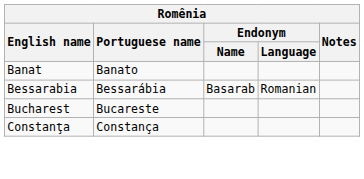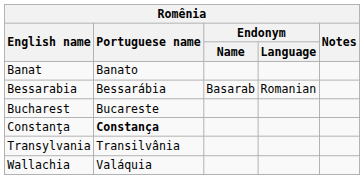(128, 127) normal -> (128, 127) bold
+ row: (49, 146)
+ row: (39, 165)
